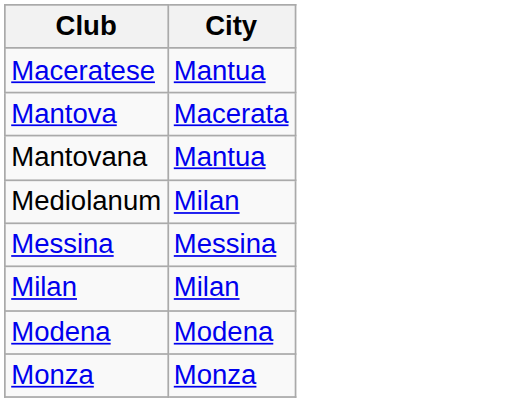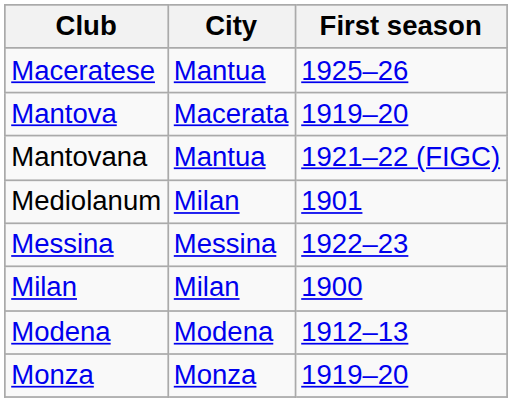+ column: (401, 26)
